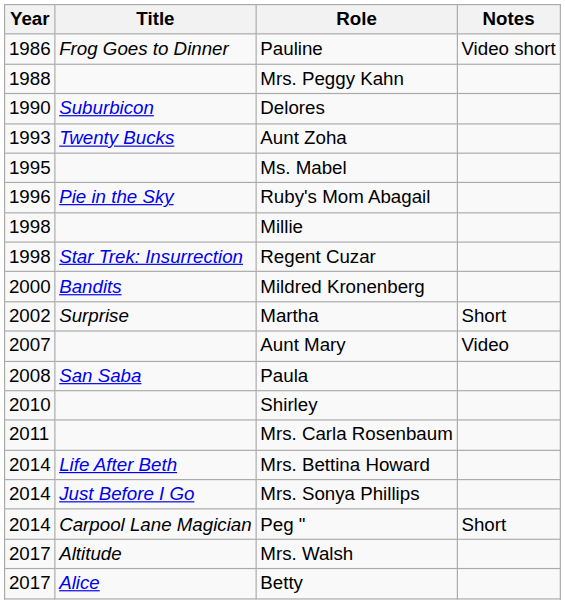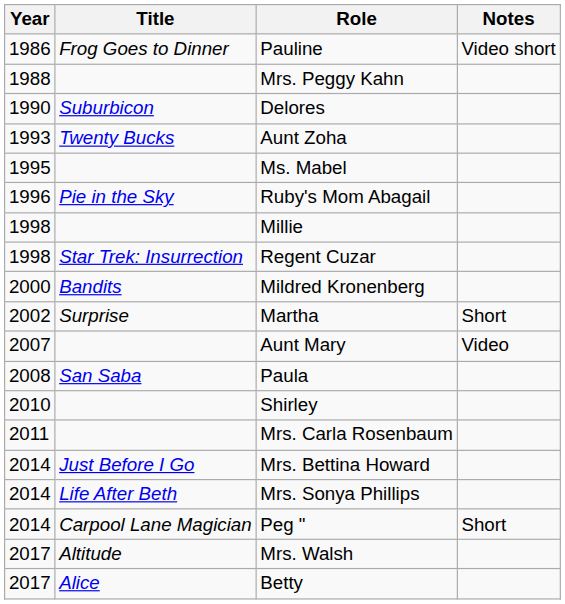(118, 464) Life After Beth -> (127, 464) Just Before I Go
(127, 494) Just Before I Go -> (118, 494) Life After Beth
